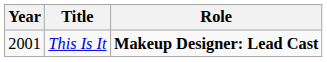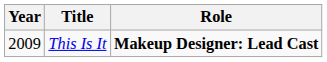(25, 43) 2001 -> (25, 43) 2009
